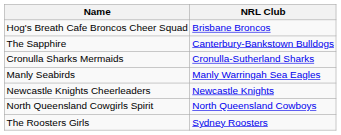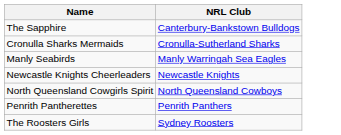- row: (97, 28)
+ row: (52, 106)
